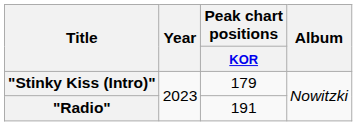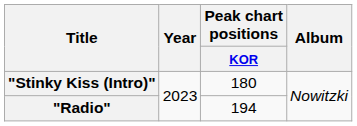(244, 83) 179 -> (244, 83) 180
(244, 108) 191 -> (244, 108) 194
